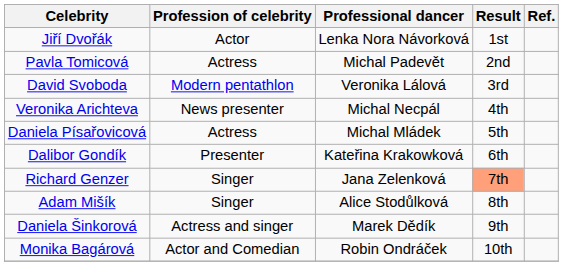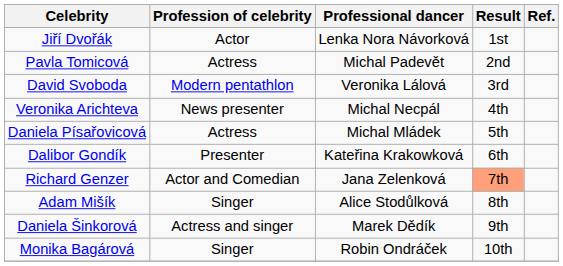(232, 179) Singer -> (232, 179) Actor and Comedian
(232, 249) Actor and Comedian -> (232, 249) Singer
